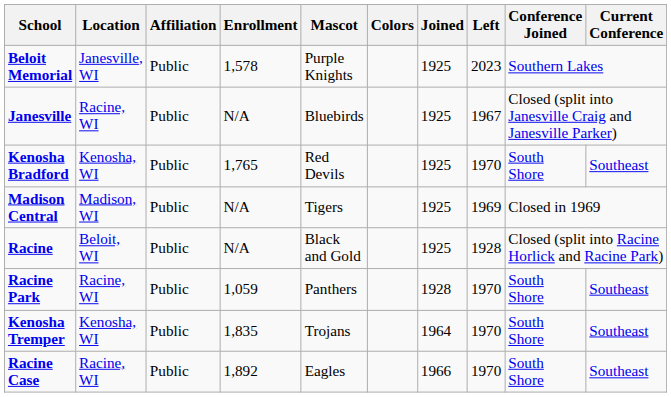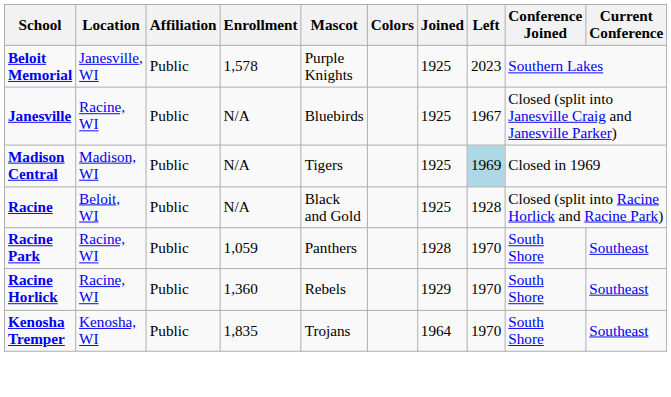- row: (38, 165)
(486, 207) no background -> (486, 165) lightblue background
+ row: (33, 289)
- row: (30, 371)
